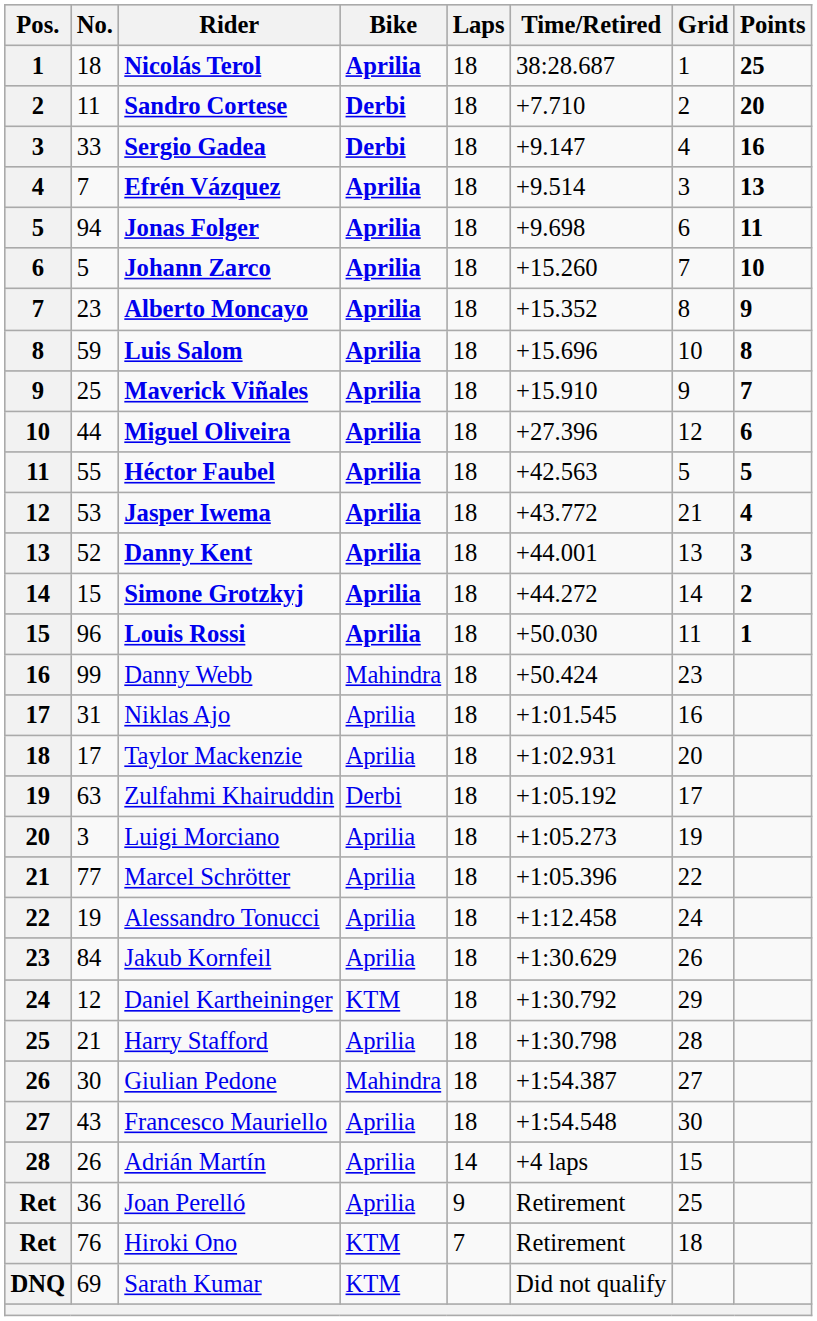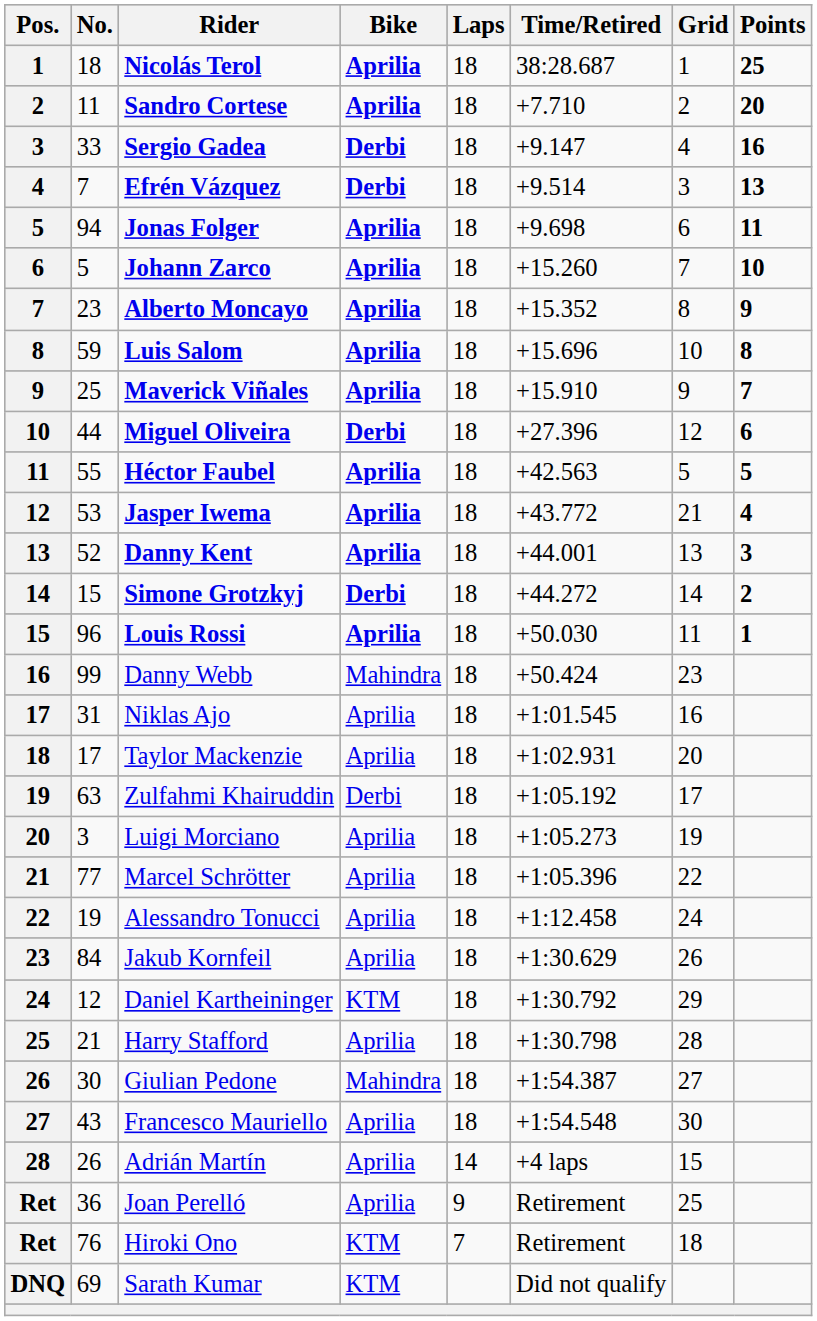(376, 106) Derbi -> (383, 106) Aprilia
(383, 187) Aprilia -> (376, 187) Derbi
(383, 431) Aprilia -> (376, 431) Derbi
(383, 593) Aprilia -> (376, 593) Derbi
